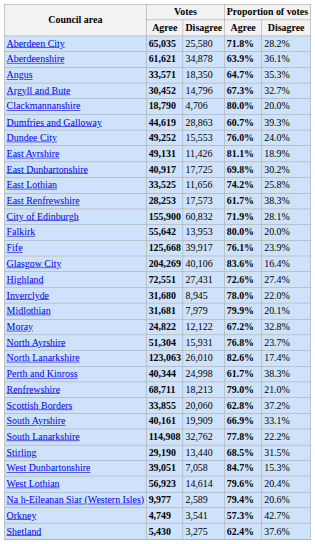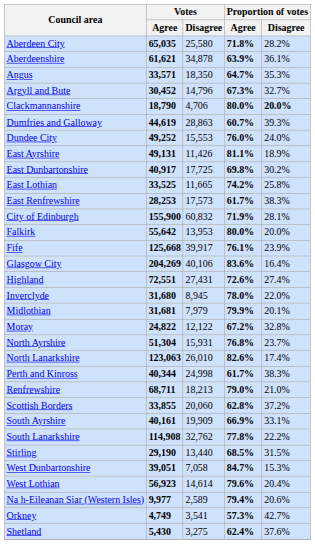(277, 106) normal -> (278, 106) bold
(199, 185) 11,656 -> (199, 185) 11,665
